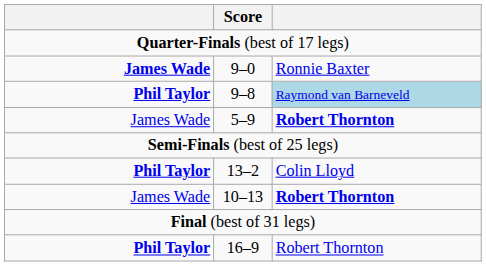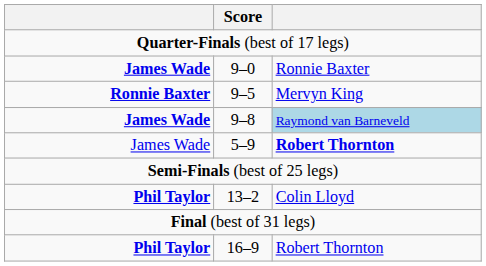+ row: (243, 94)
(172, 94) Phil Taylor -> (167, 119) James Wade
- row: (243, 196)
